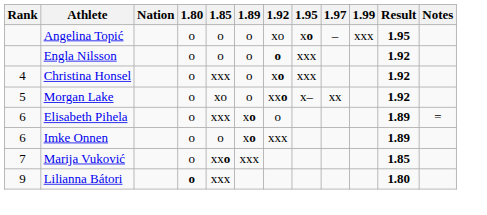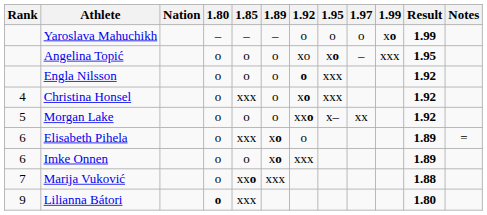+ row: (100, 35)
(220, 96) xo -> (247, 117) o
(399, 158) 1.85 -> (425, 179) 1.88
